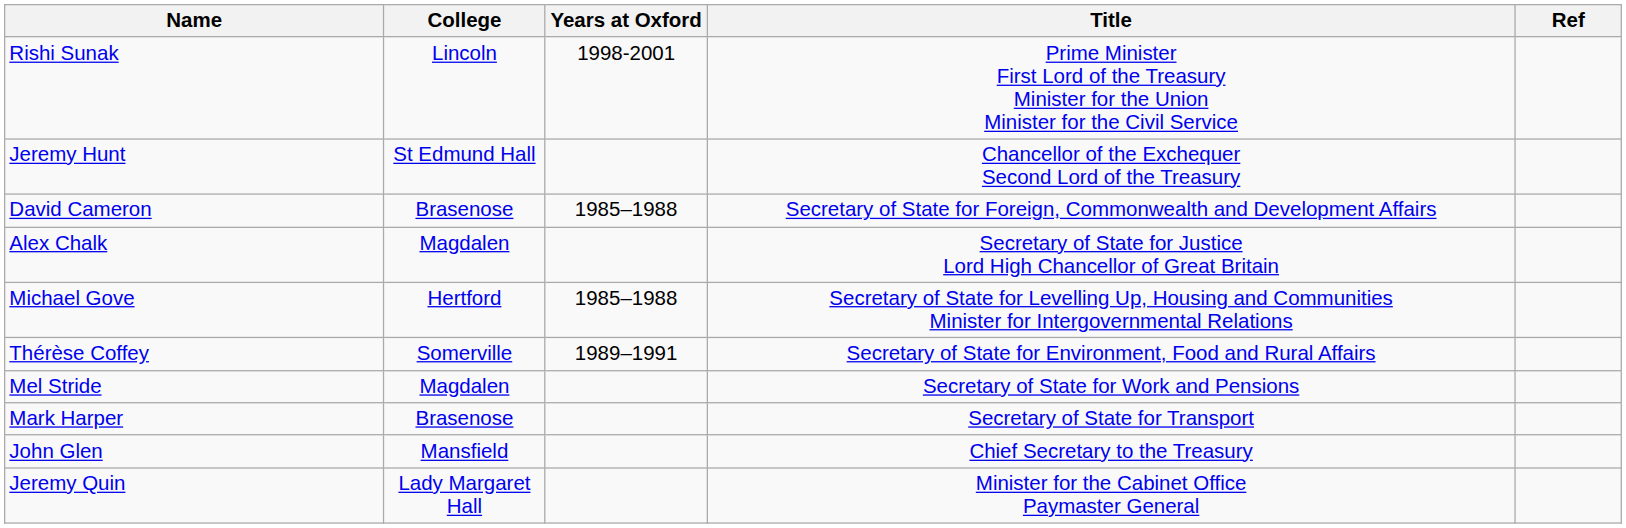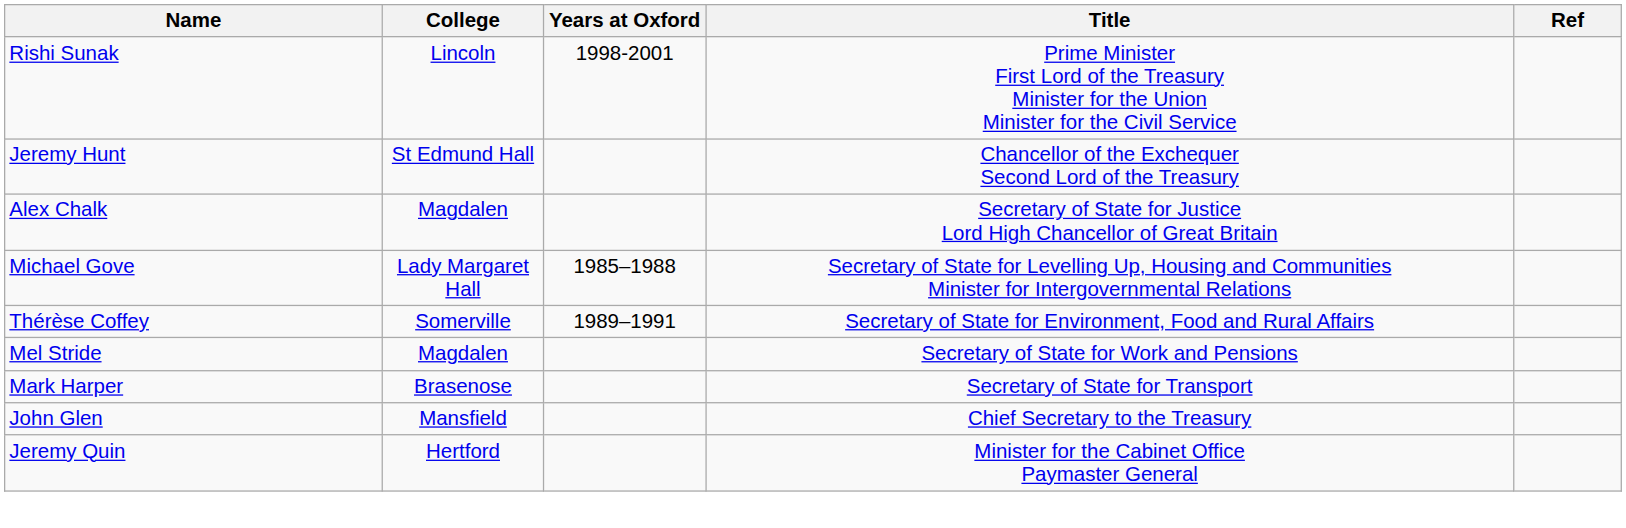- row: (80, 210)
(464, 298) Hertford -> (463, 277) Lady Margaret Hall
(464, 495) Lady Margaret Hall -> (463, 451) Hertford
